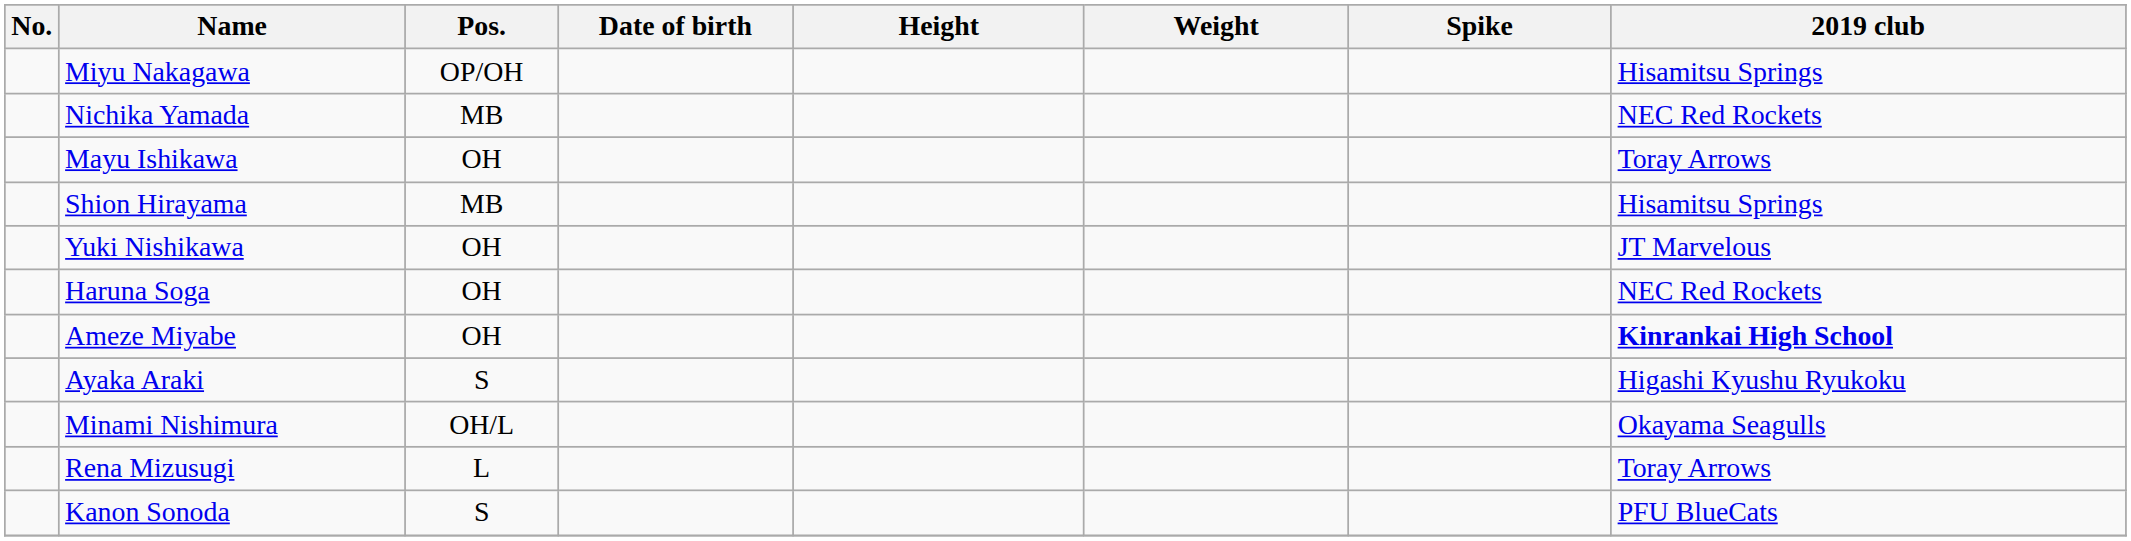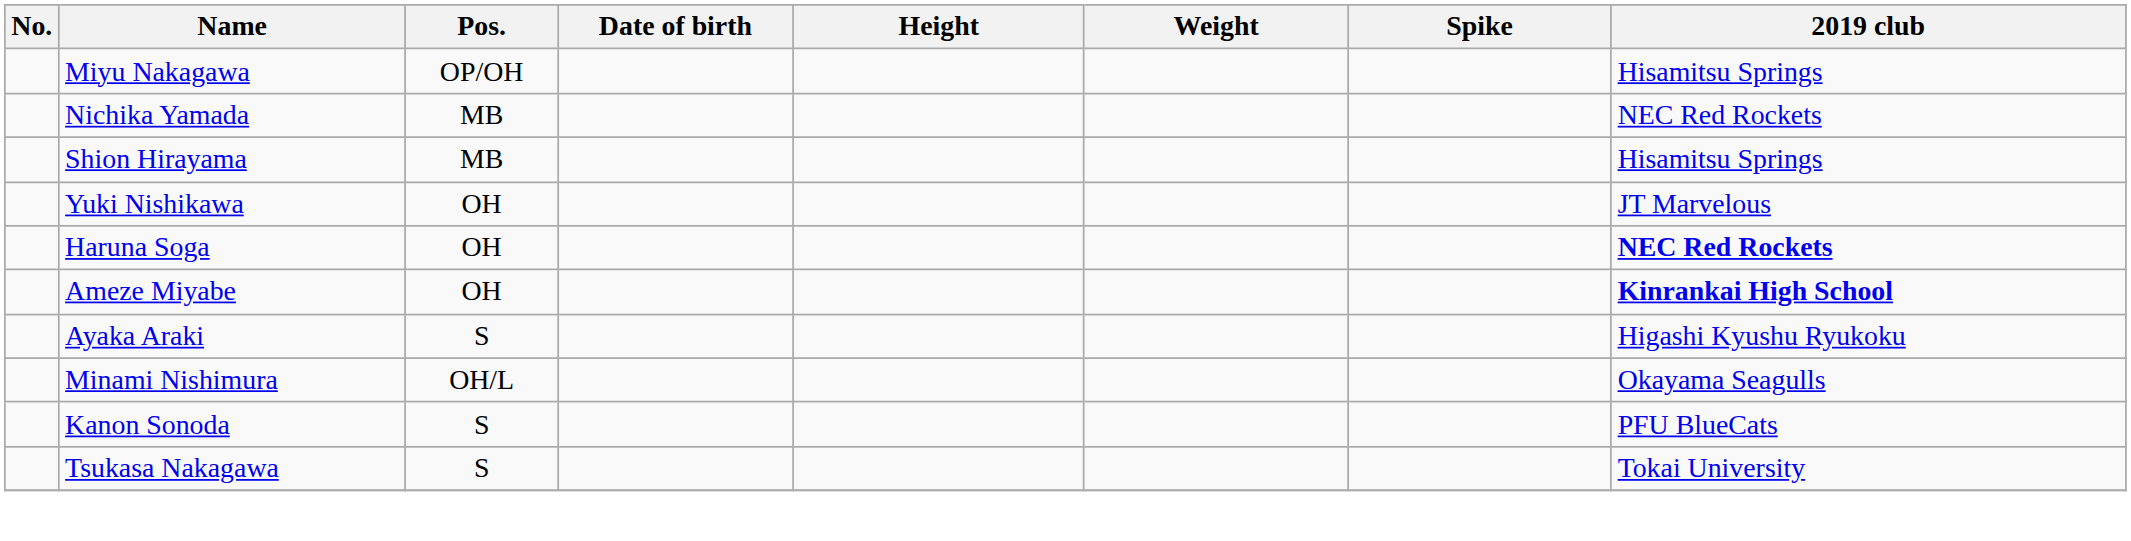- row: (151, 159)
(1720, 291) normal -> (1725, 247) bold
- row: (150, 468)
+ row: (172, 468)
